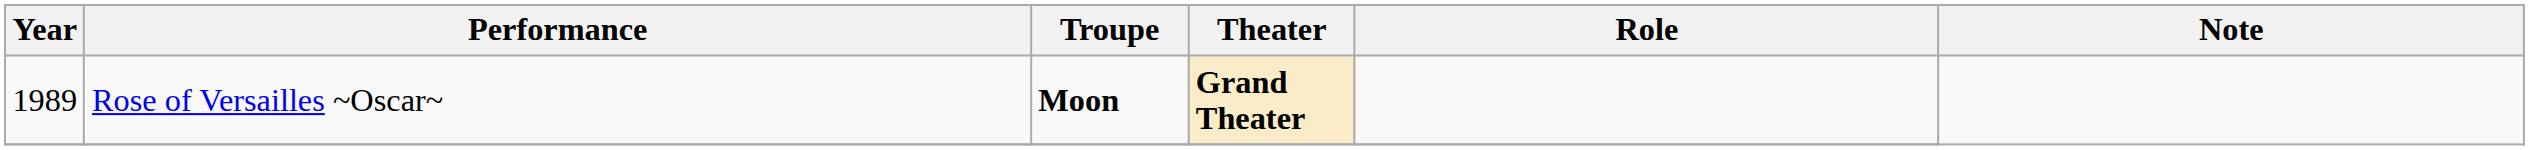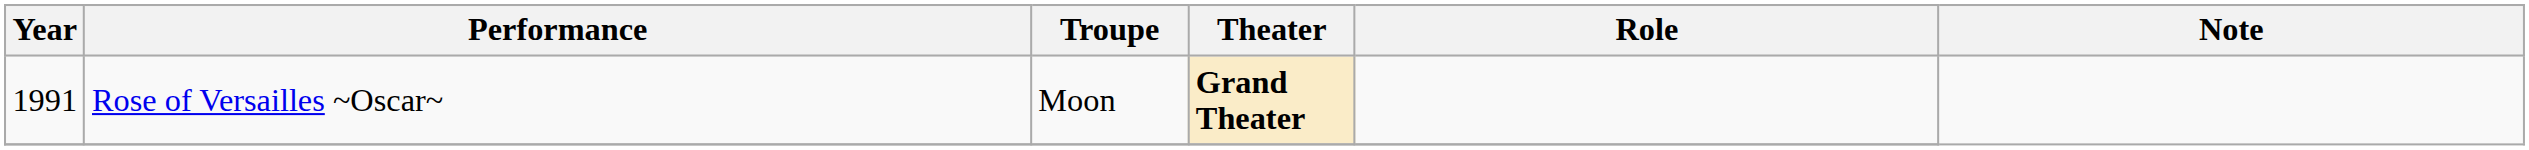(45, 99) 1989 -> (45, 99) 1991
(1079, 99) bold -> (1077, 99) normal
